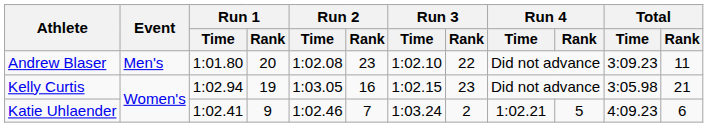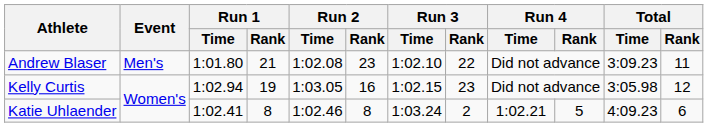(268, 63) 20 -> (268, 63) 21
(682, 87) 21 -> (682, 87) 12
(268, 111) 9 -> (268, 111) 8
(367, 111) 7 -> (367, 111) 8
